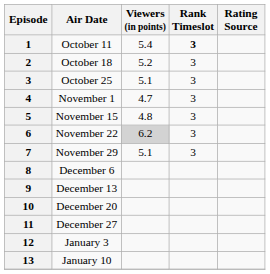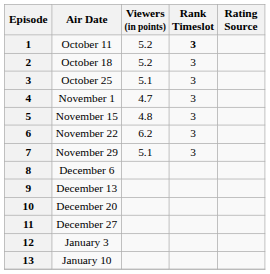(145, 44) 5.4 -> (145, 44) 5.2
(145, 134) lightgrey background -> (145, 134) no background
